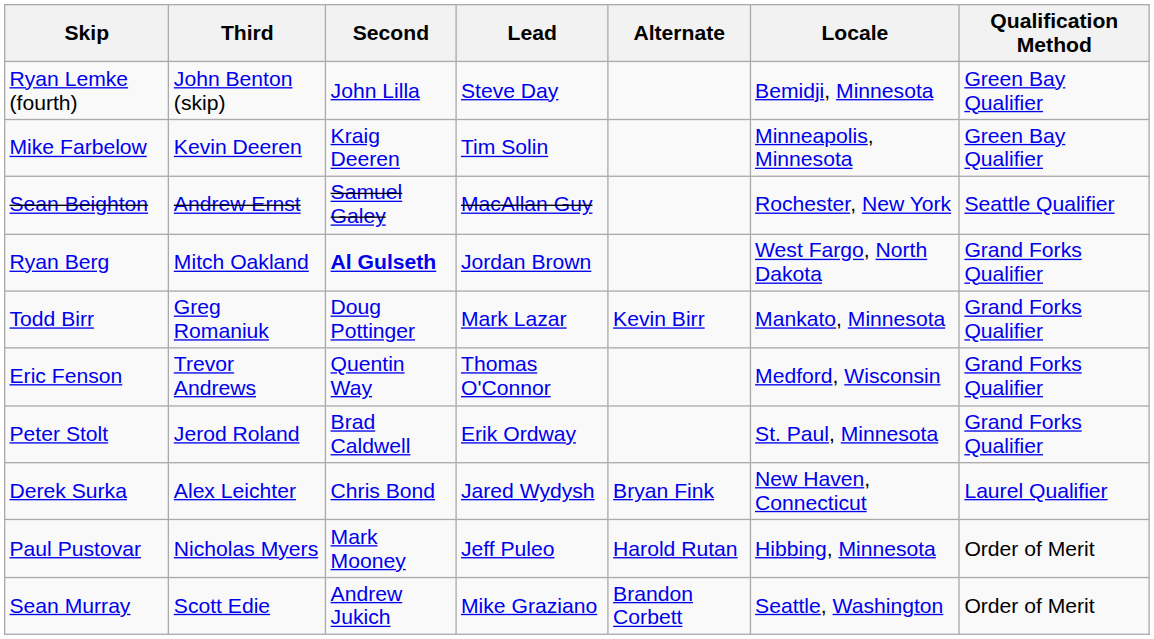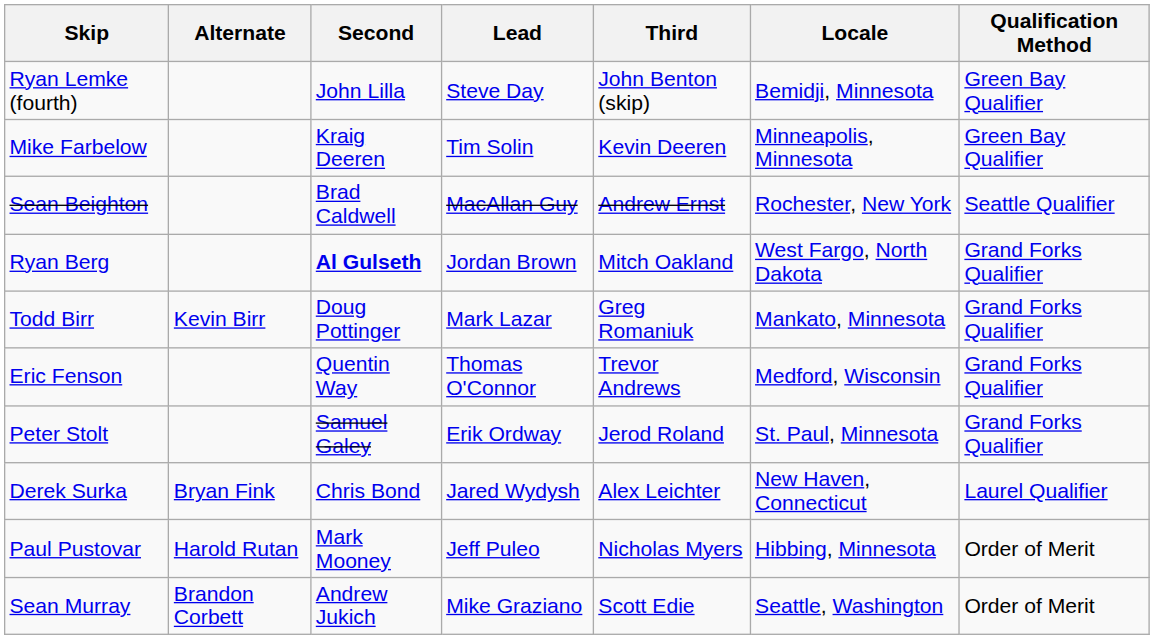columns swapped: (247, 33) <-> (679, 33)
(366, 204) Samuel Galey -> (356, 204) Brad Caldwell
(371, 433) Brad Caldwell -> (352, 433) Samuel Galey
